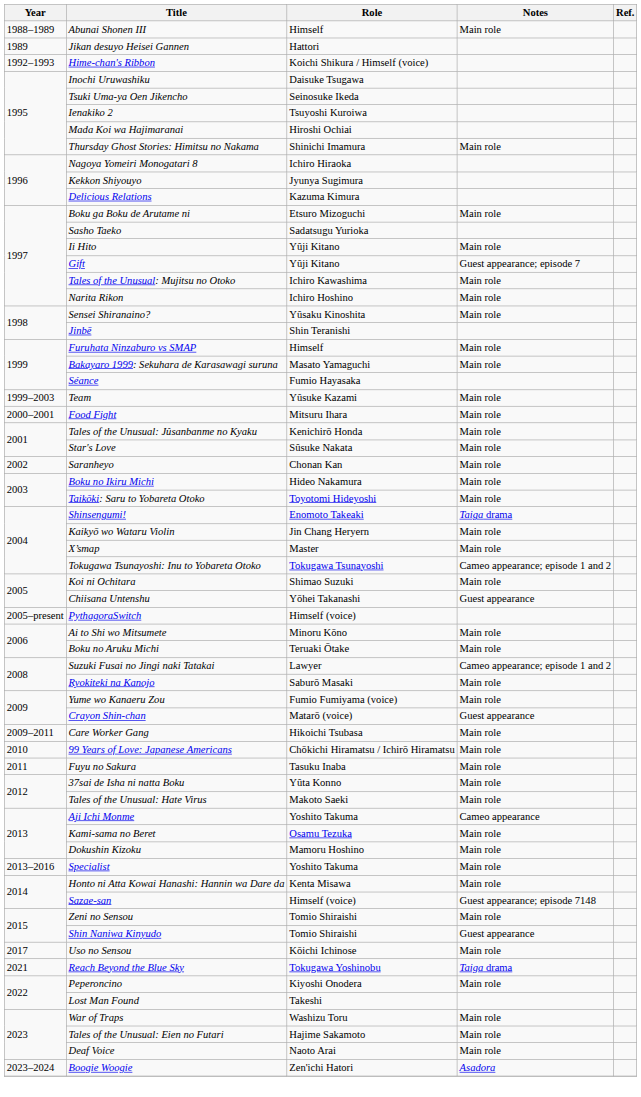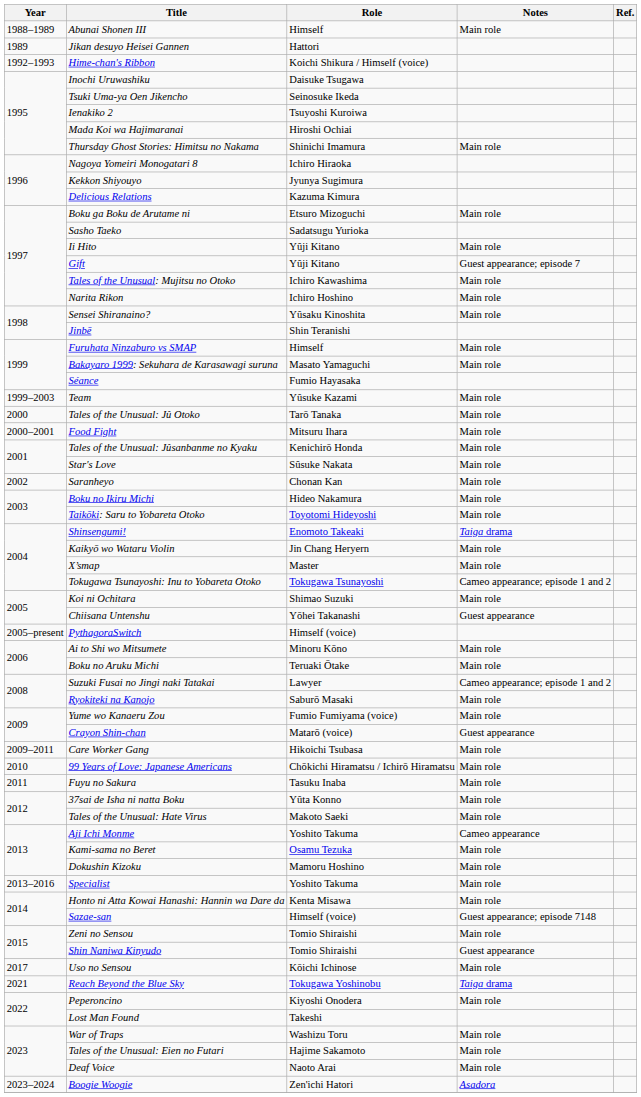+ row: (134, 414)
